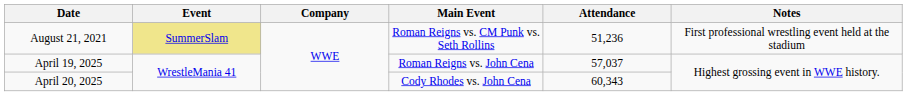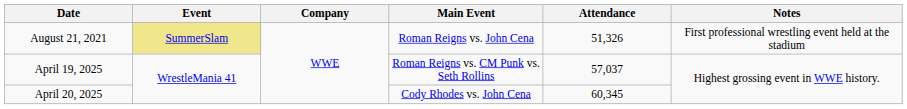(466, 38) Roman Reigns vs. CM Punk vs. Seth Rollins -> (466, 38) Roman Reigns vs. John Cena
(607, 38) 51,236 -> (607, 38) 51,326
(466, 63) Roman Reigns vs. John Cena -> (466, 69) Roman Reigns vs. CM Punk vs. Seth Rollins
(607, 81) 60,343 -> (607, 94) 60,345
